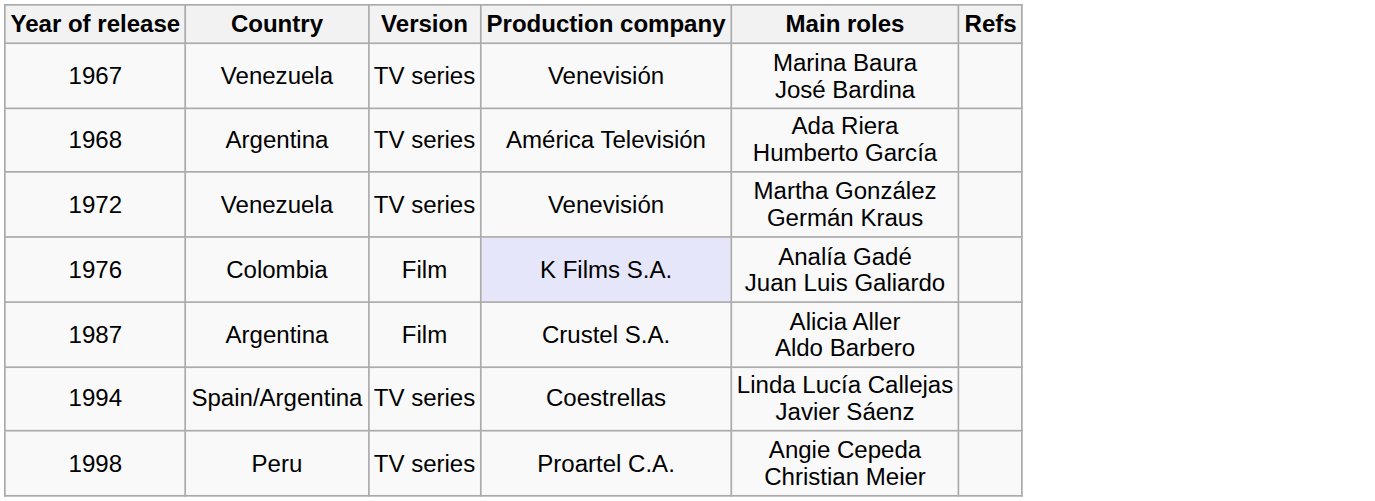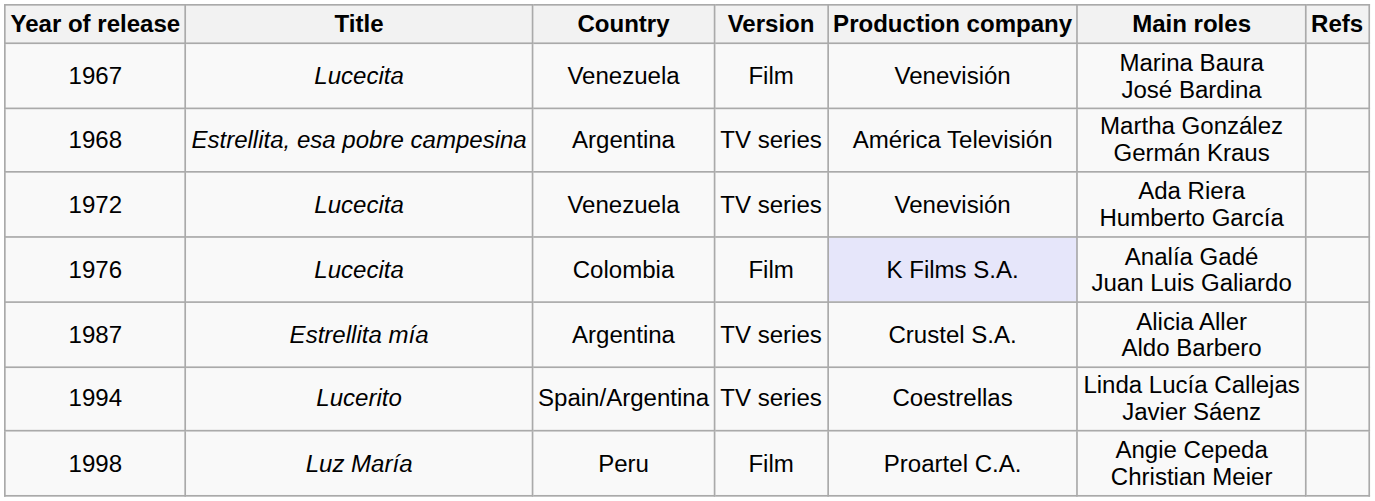+ column: (359, 24)
(425, 76) TV series -> (771, 76) Film
(845, 140) Ada Riera Humberto García -> (1192, 140) Martha González Germán Kraus
(845, 205) Martha González Germán Kraus -> (1192, 205) Ada Riera Humberto García
(425, 334) Film -> (771, 334) TV series
(425, 464) TV series -> (771, 464) Film
